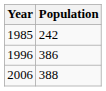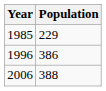(48, 34) 242 -> (48, 34) 229
